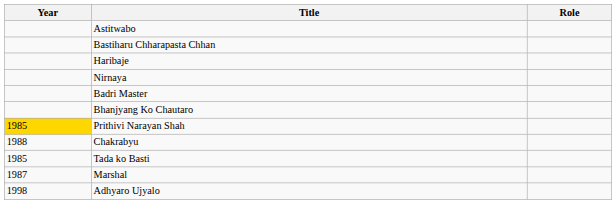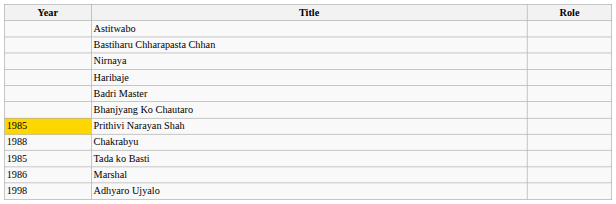rows swapped: (110, 77) <-> (111, 61)
(17, 175) 1987 -> (17, 175) 1986
